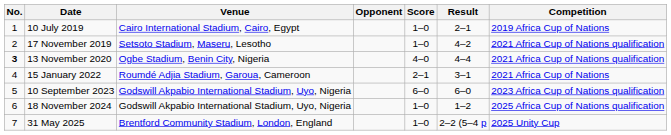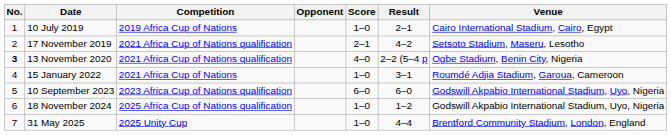columns swapped: (235, 12) <-> (578, 12)
(421, 43) 1–0 -> (362, 43) 2–1
(463, 59) 4–4 -> (404, 59) 2–2 (5–4 p
(421, 75) 2–1 -> (362, 75) 1–0
(463, 122) 2–2 (5–4 p -> (404, 122) 4–4
